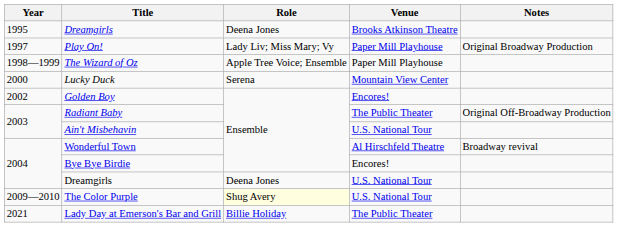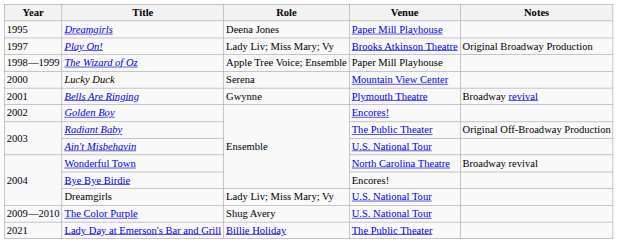(405, 29) Brooks Atkinson Theatre -> (397, 29) Paper Mill Playhouse
(397, 46) Paper Mill Playhouse -> (405, 46) Brooks Atkinson Theatre
+ row: (17, 96)
(398, 146) Al Hirschfeld Theatre -> (401, 163) North Carolina Theatre
(253, 180) Deena Jones -> (280, 197) Lady Liv; Miss Mary; Vy
(251, 197) lightyellow background -> (251, 213) no background
